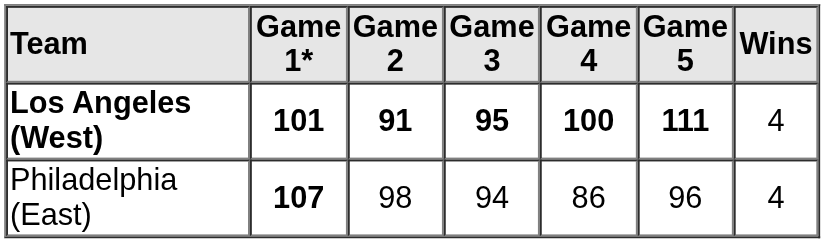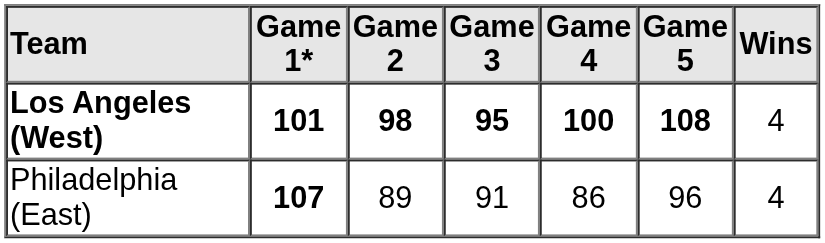(395, 120) 91 -> (395, 120) 98
(685, 120) 111 -> (685, 120) 108
(395, 197) 98 -> (395, 197) 89
(492, 197) 94 -> (492, 197) 91
